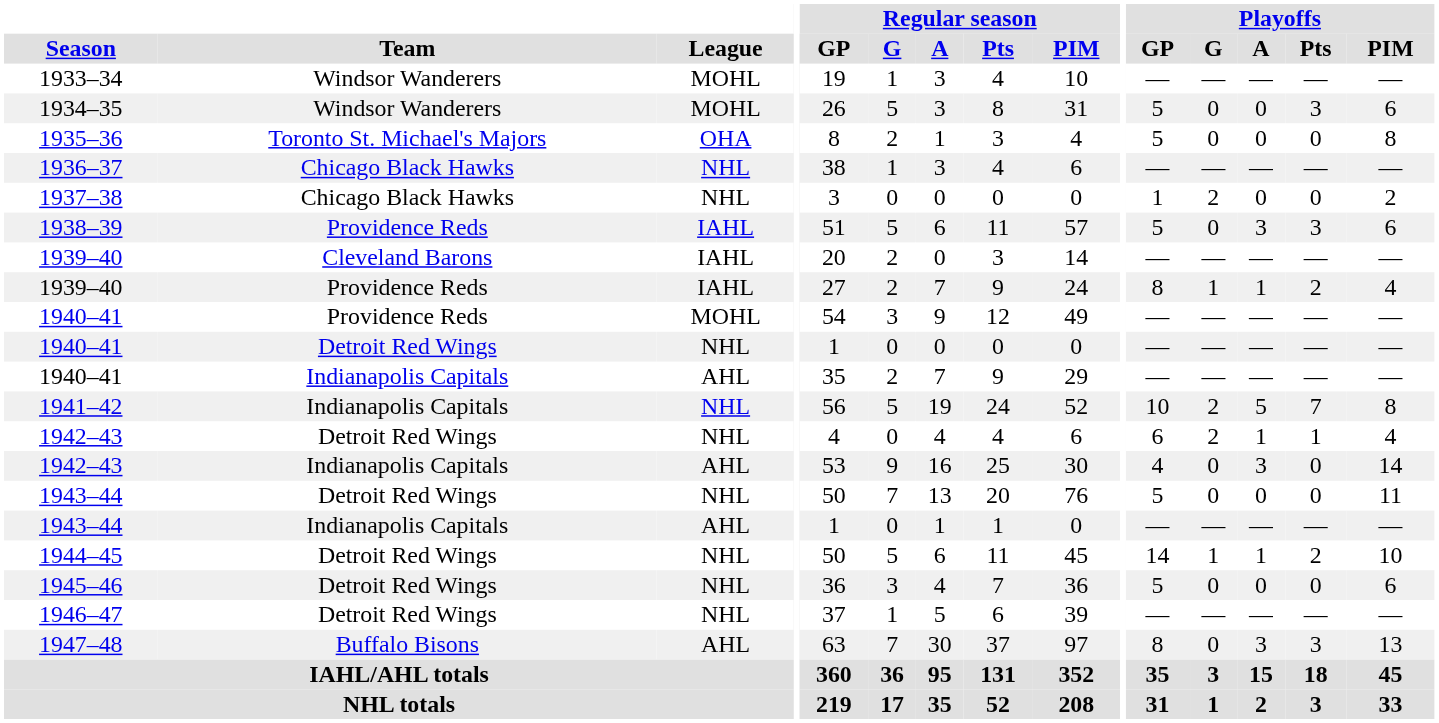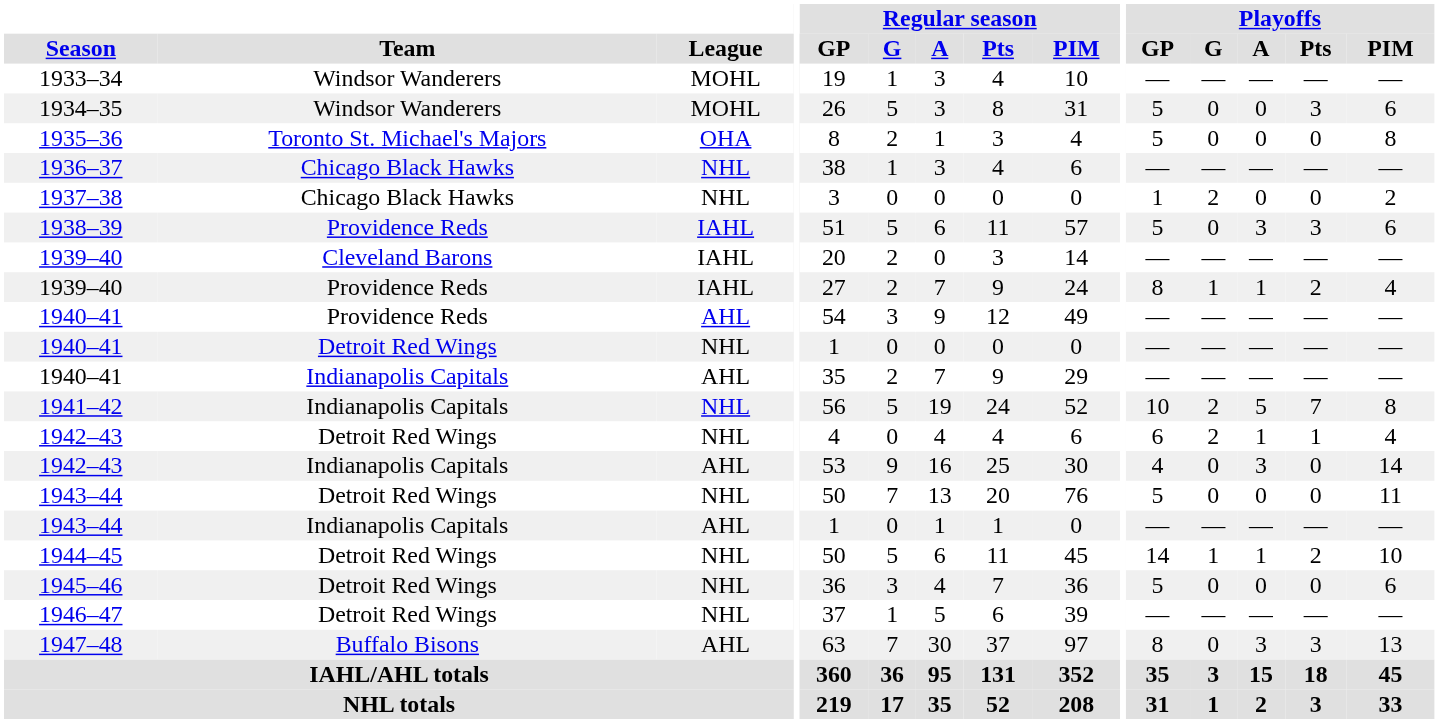(726, 316) MOHL -> (726, 316) AHL
